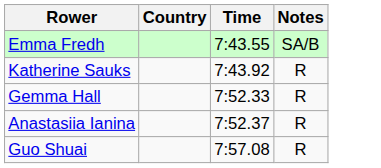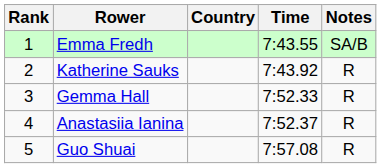+ column: (29, 17)
